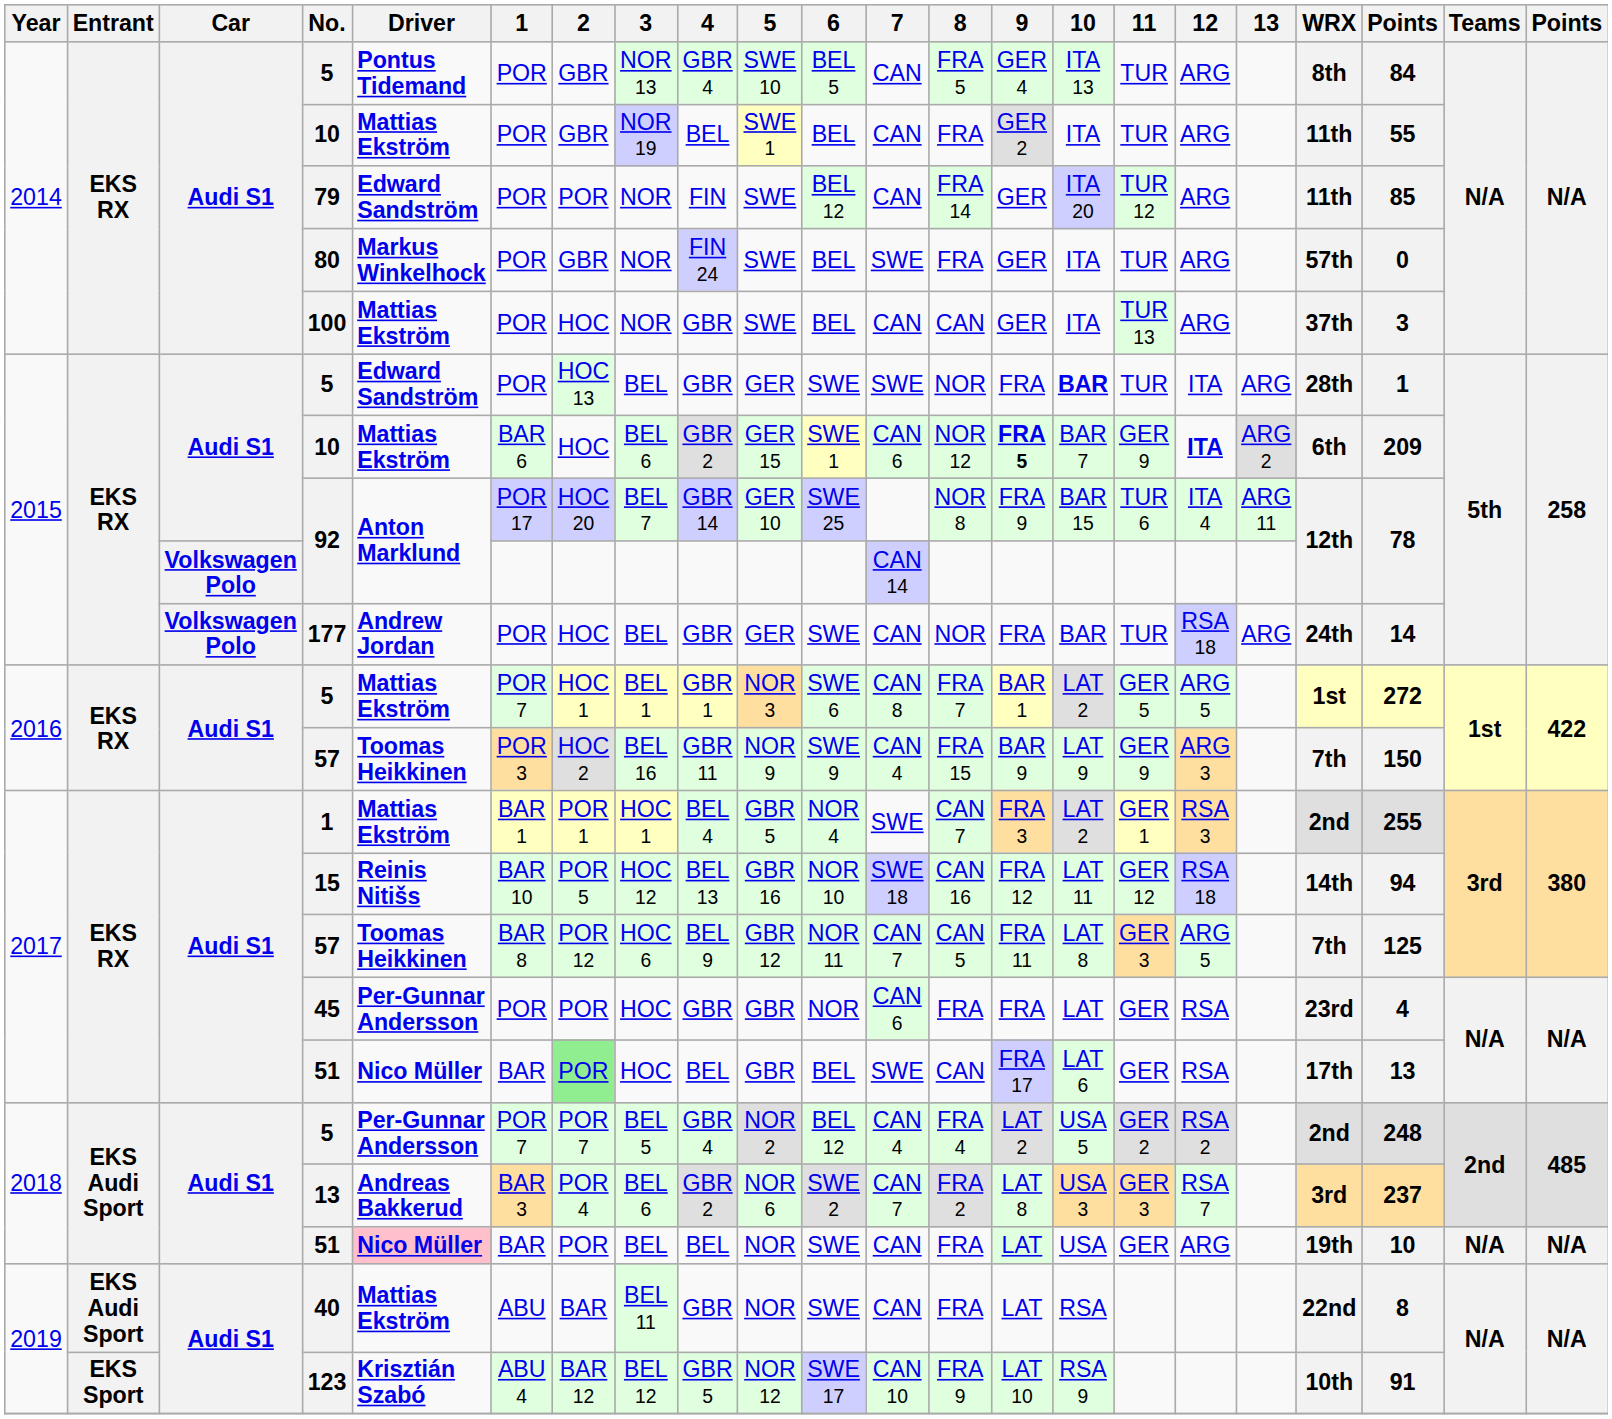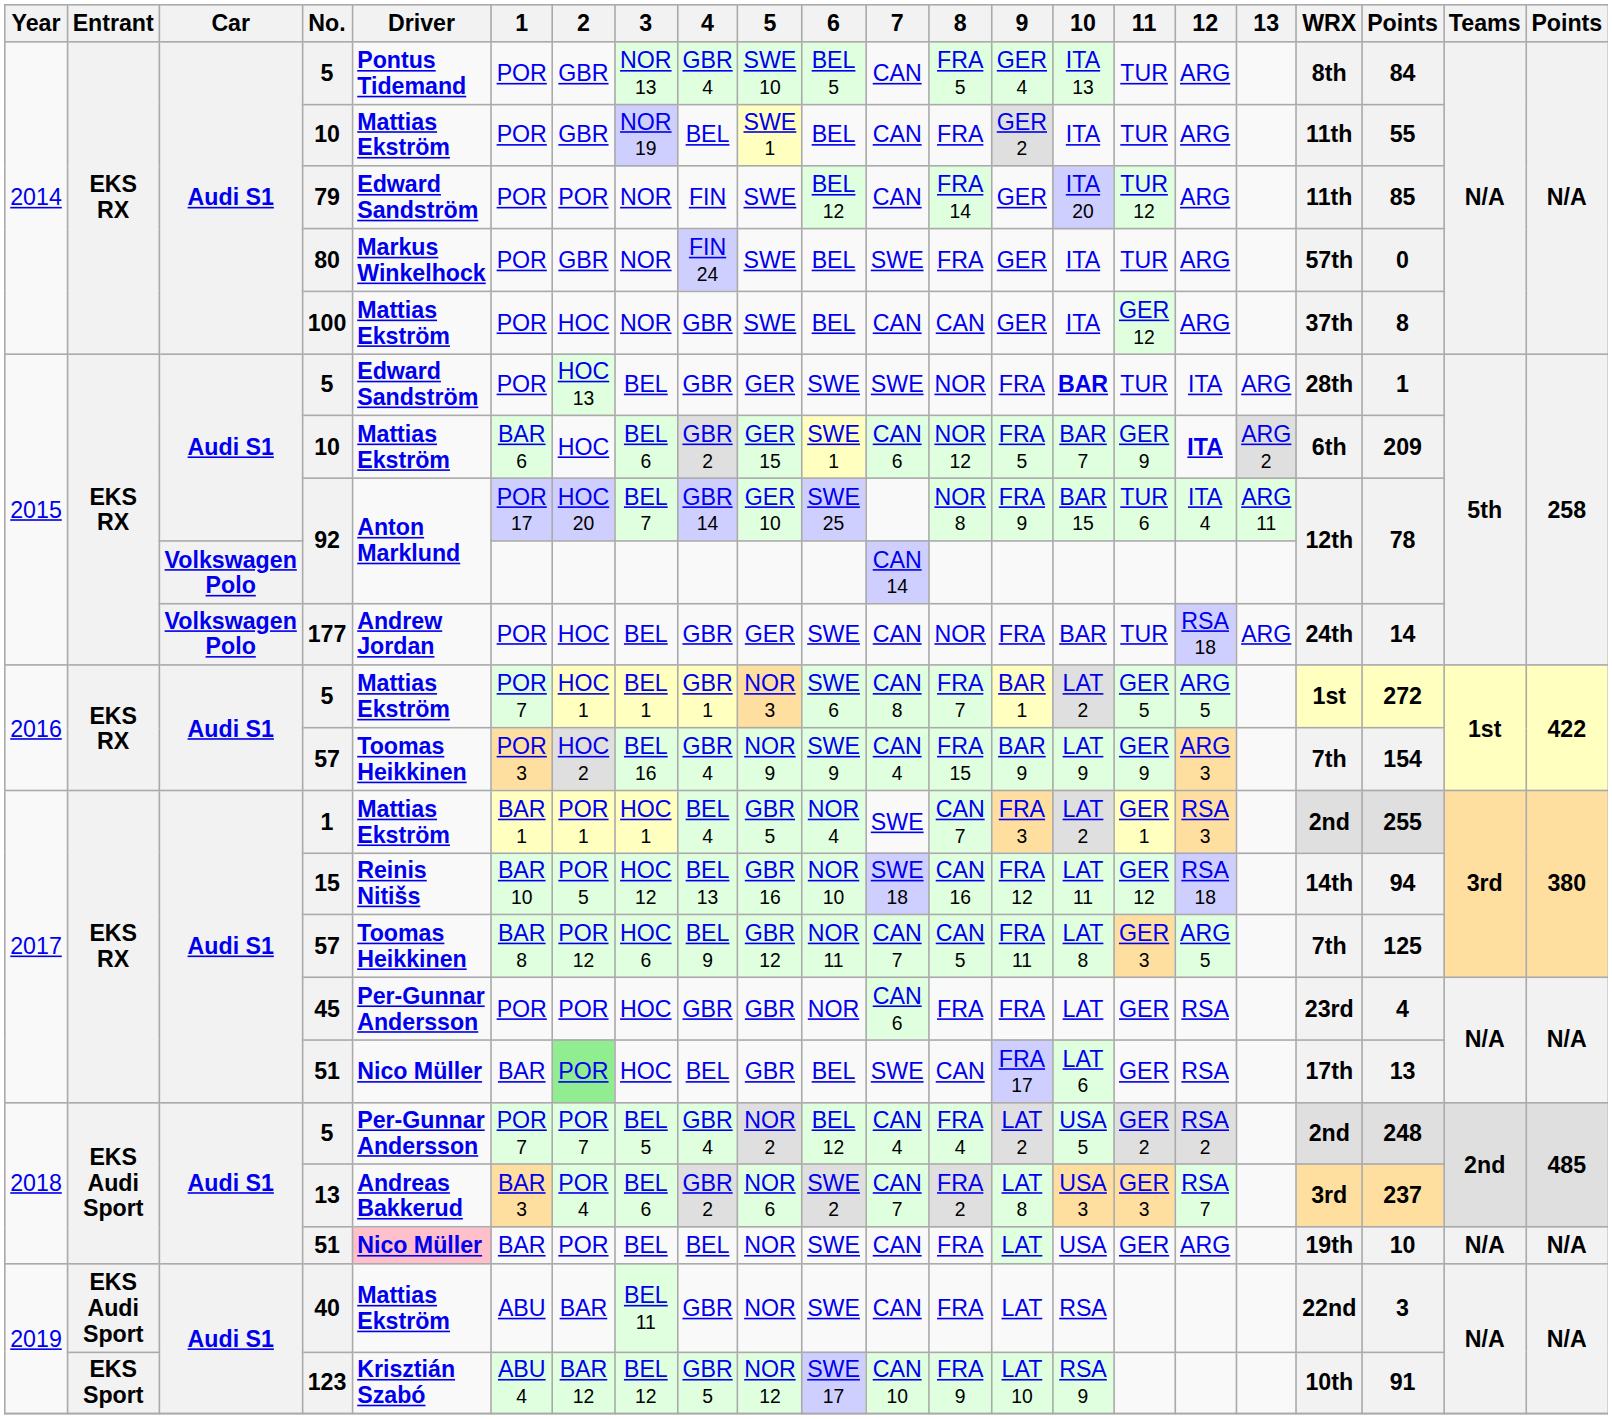(1144, 323) TUR 13 -> (1144, 323) GER 12
(1403, 323) 3 -> (1403, 323) 8
(1022, 447) bold -> (1022, 447) normal
(708, 759) GBR 11 -> (708, 759) GBR 4
(1403, 759) 150 -> (1403, 759) 154
(1403, 1308) 8 -> (1403, 1308) 3
